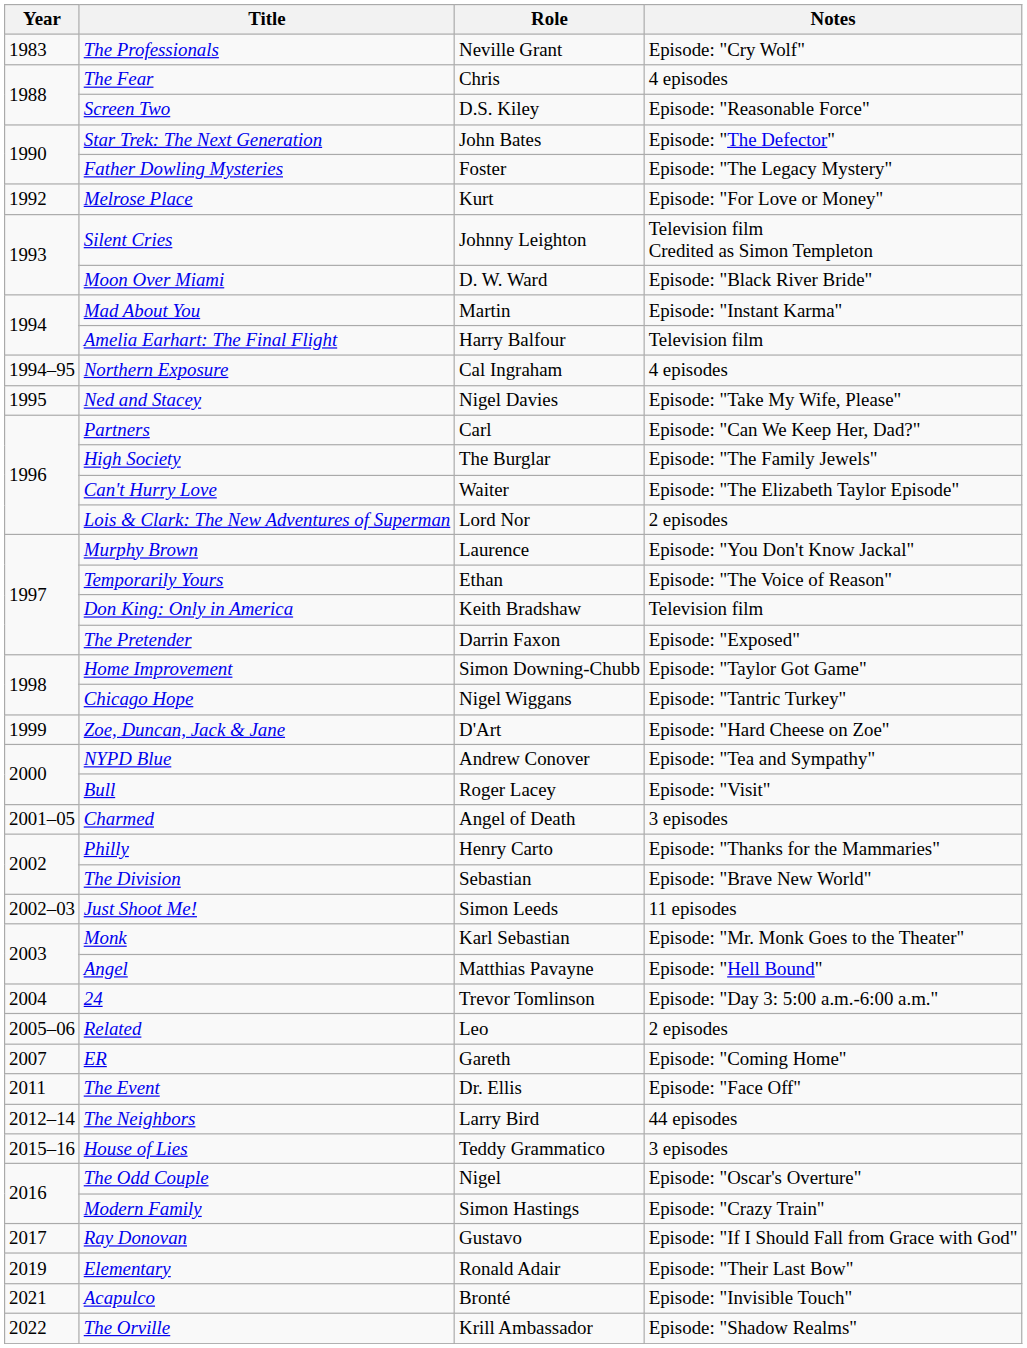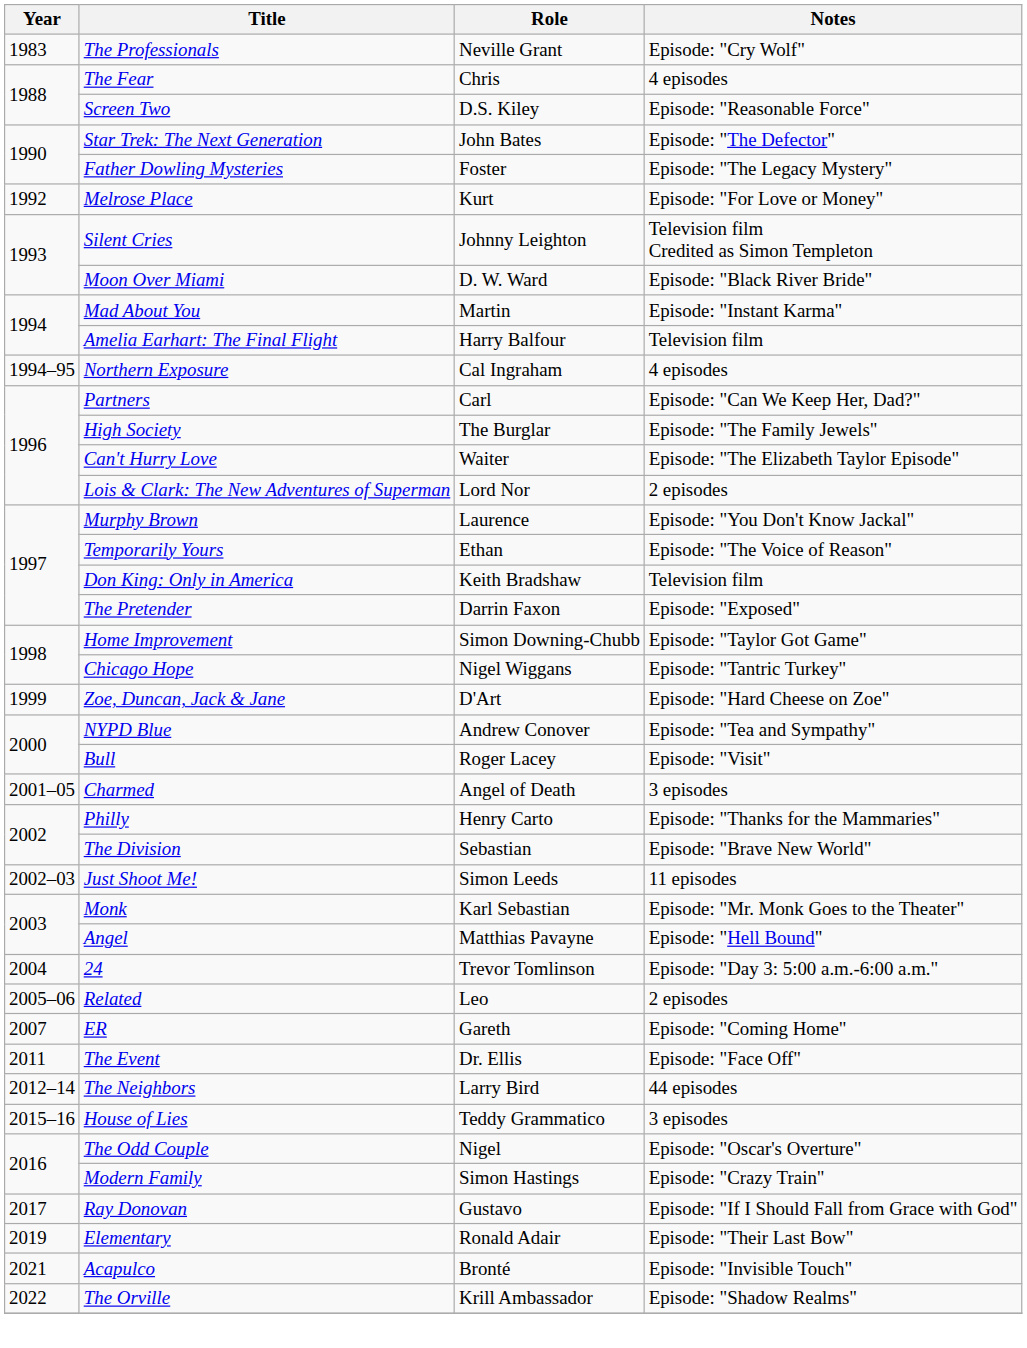- row: (142, 400)
